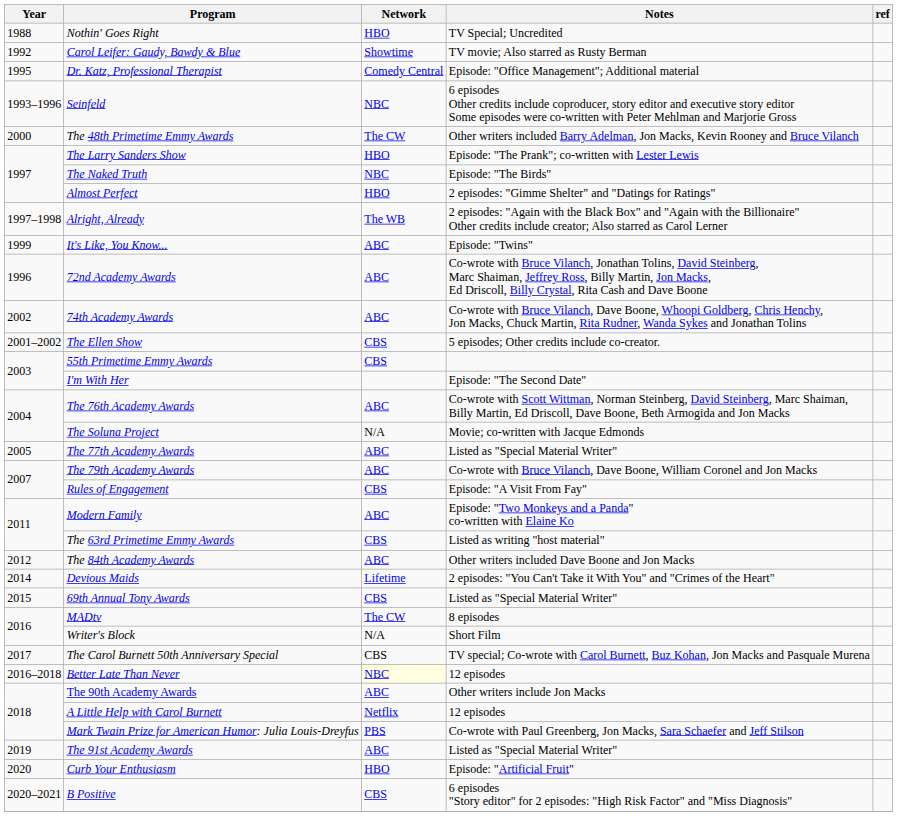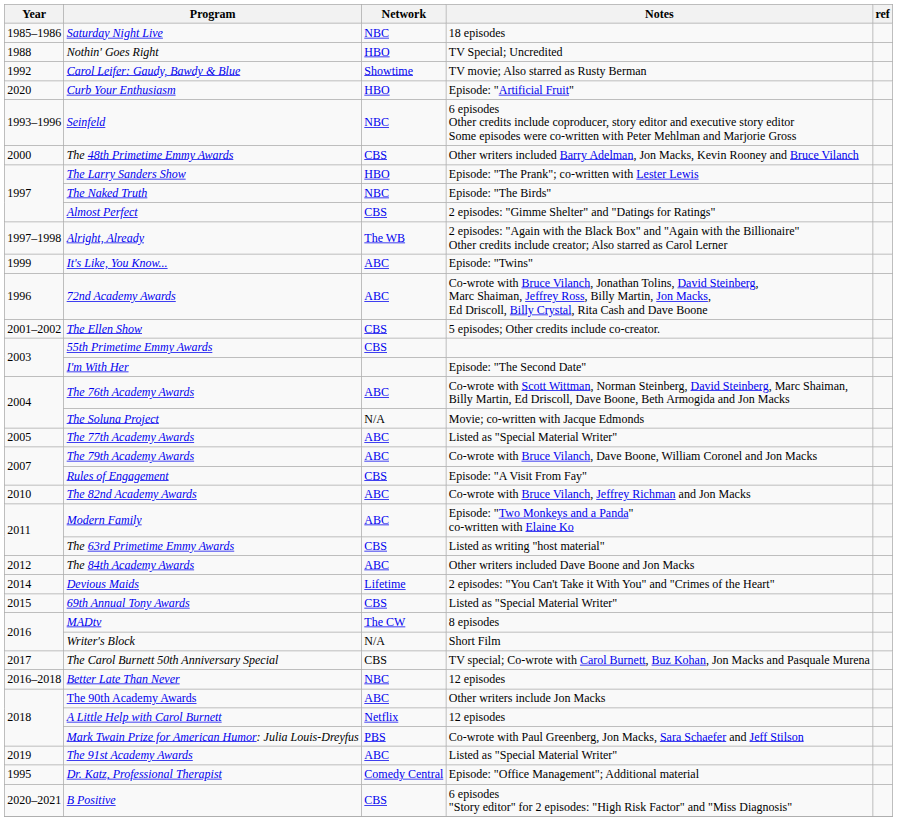+ row: (115, 33)
rows swapped: (144, 71) <-> (121, 769)
(385, 136) The CW -> (376, 155) CBS
(377, 193) HBO -> (376, 212) CBS
- row: (120, 316)
+ row: (132, 494)
(377, 673) lightyellow background -> (377, 679) no background
